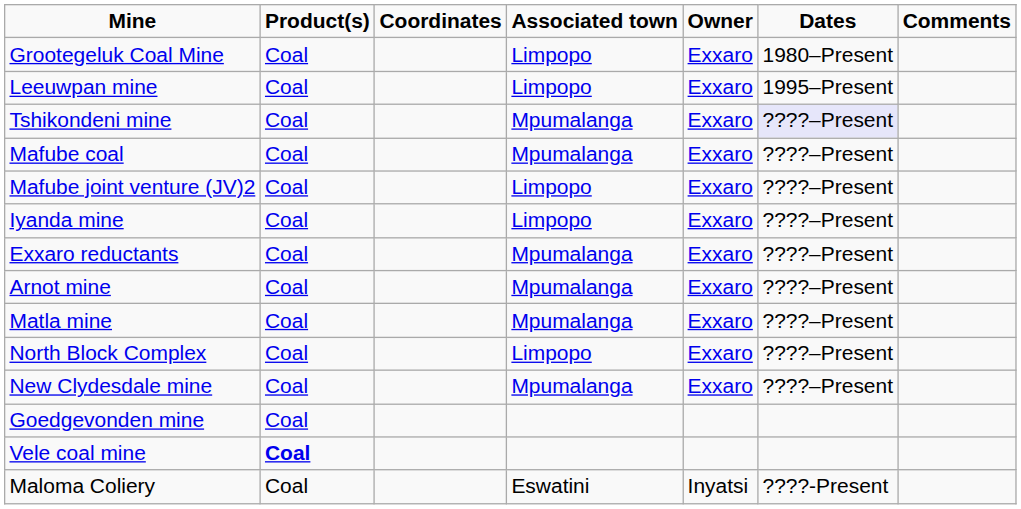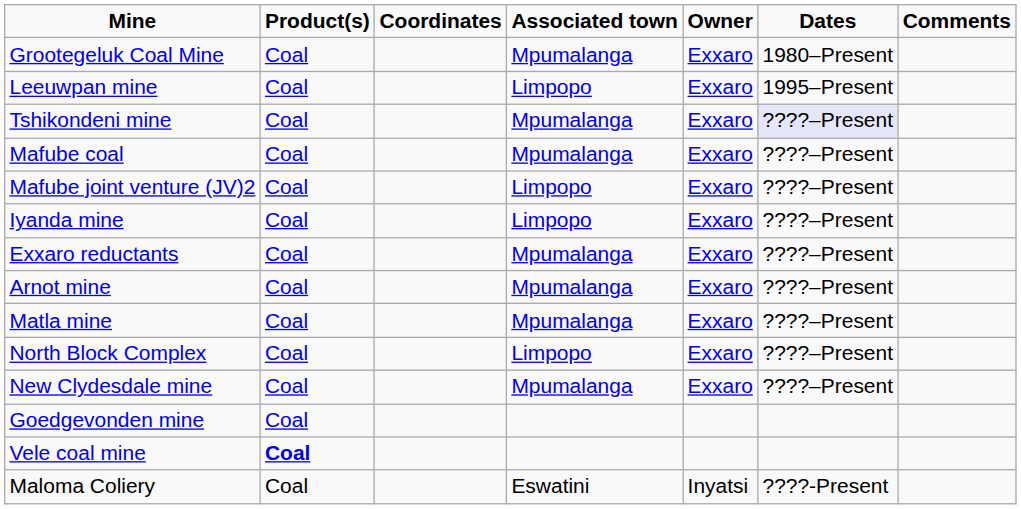(552, 54) Limpopo -> (572, 54) Mpumalanga
